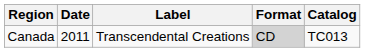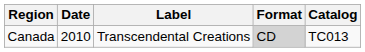(75, 36) 2011 -> (76, 36) 2010
